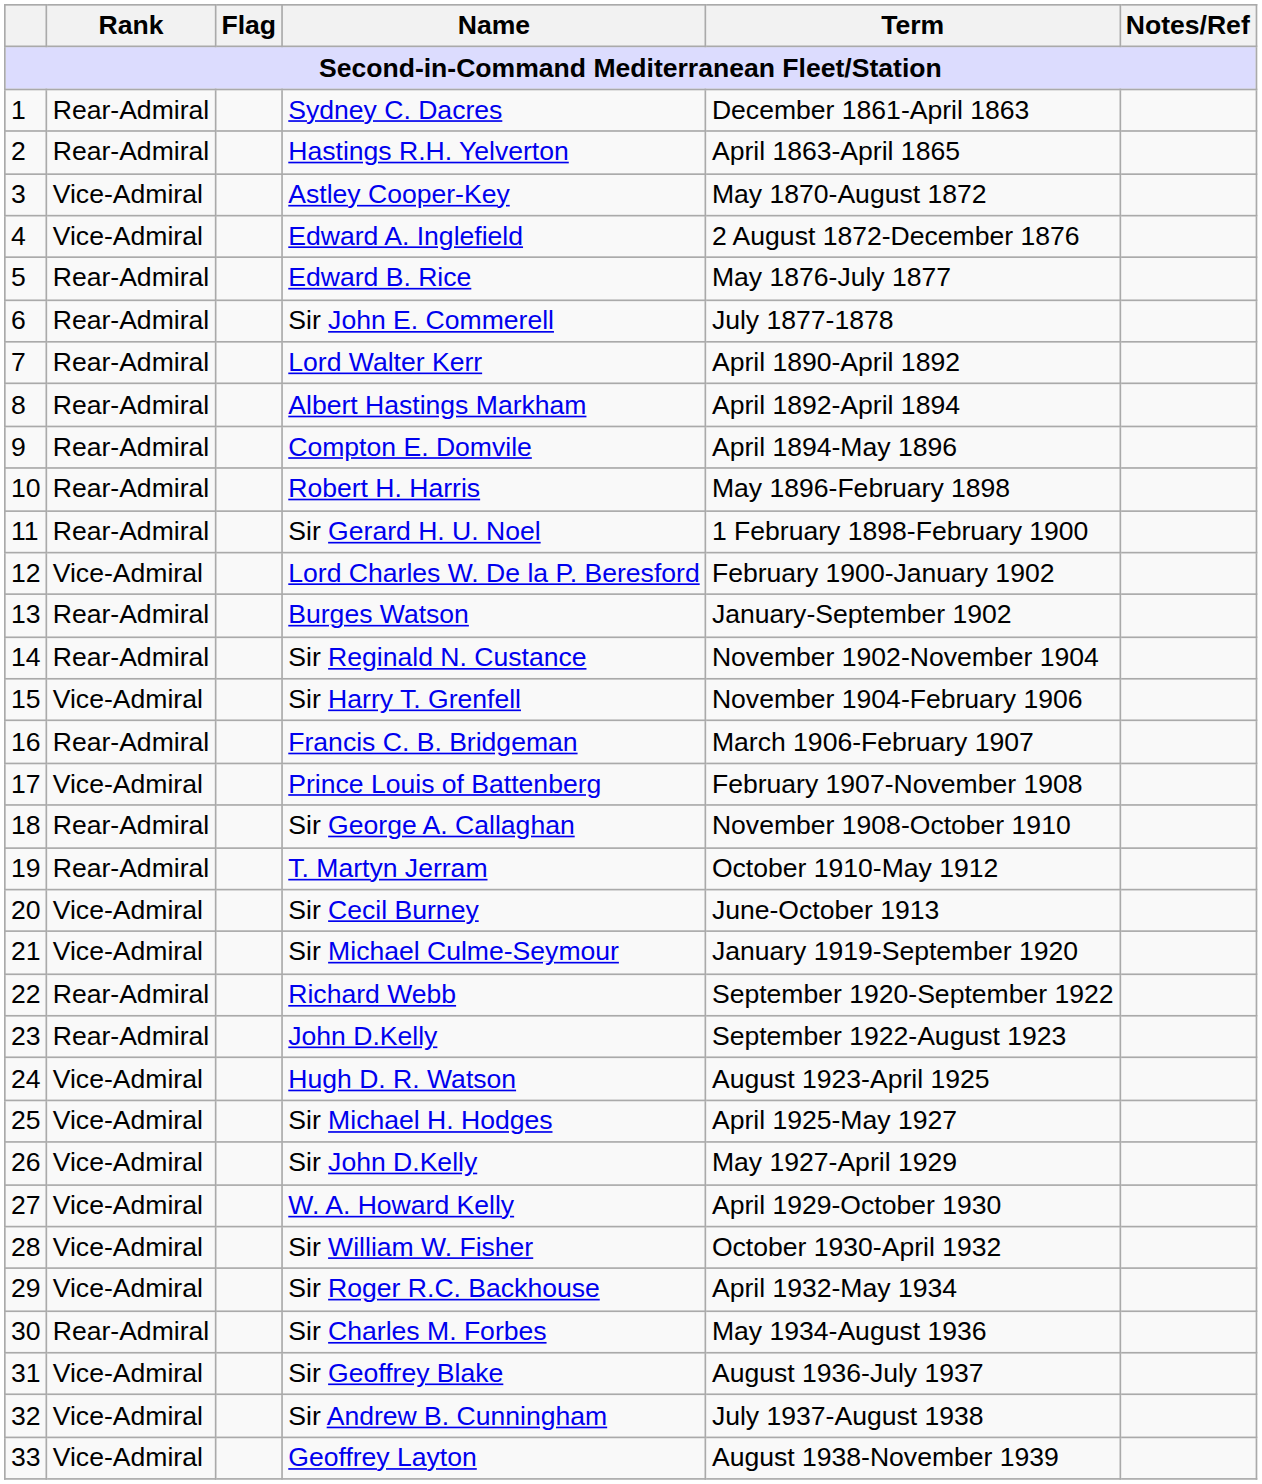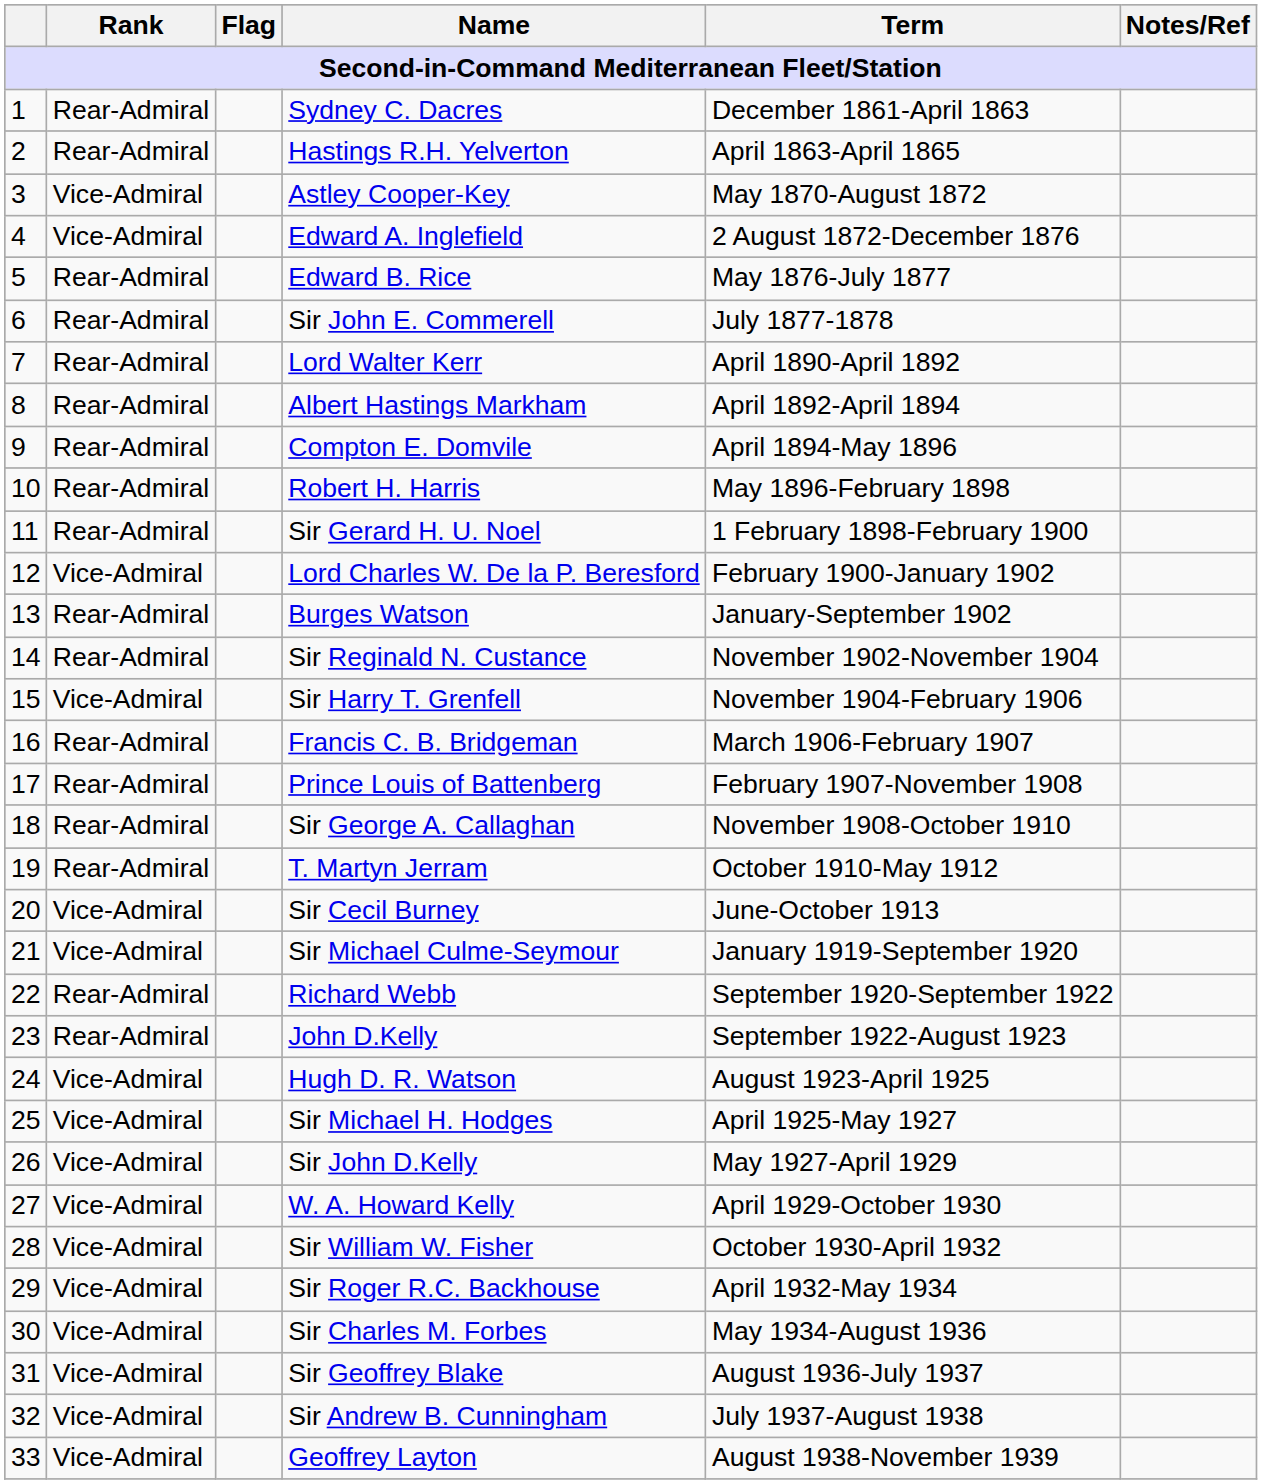(128, 783) Vice-Admiral -> (131, 783) Rear-Admiral
(131, 1331) Rear-Admiral -> (128, 1331) Vice-Admiral
